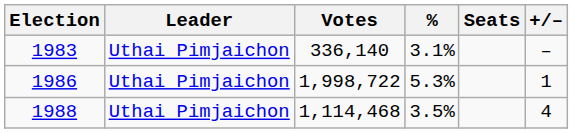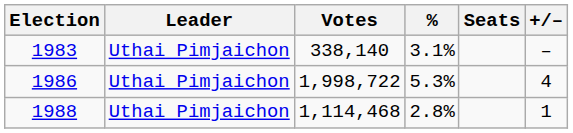(350, 51) 336,140 -> (350, 51) 338,140
(546, 82) 1 -> (546, 82) 4
(432, 112) 3.5% -> (432, 112) 2.8%
(546, 112) 4 -> (546, 112) 1
